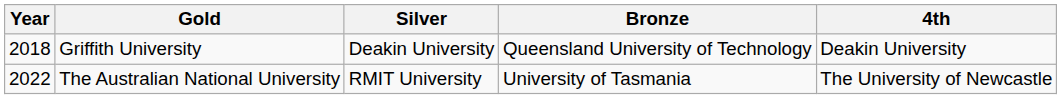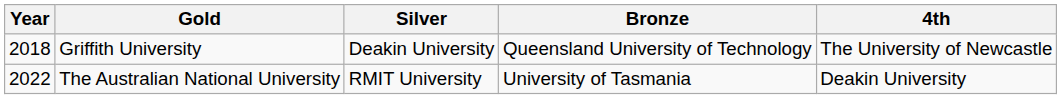(893, 49) Deakin University -> (936, 49) The University of Newcastle
(936, 78) The University of Newcastle -> (893, 78) Deakin University
